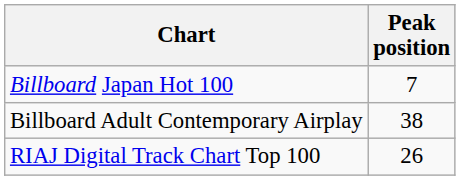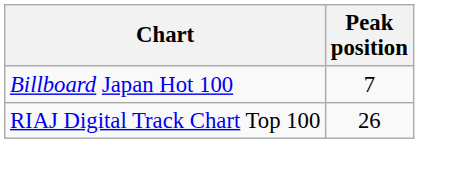- row: (186, 120)
